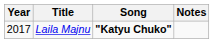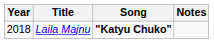(19, 30) 2017 -> (19, 30) 2018
